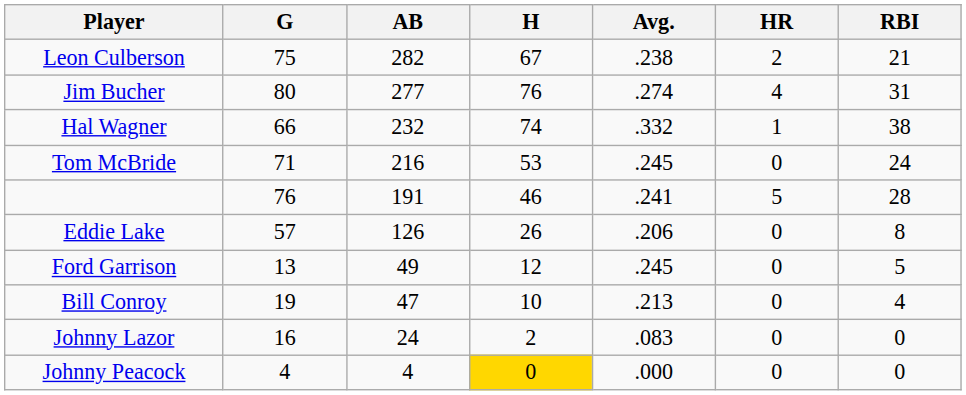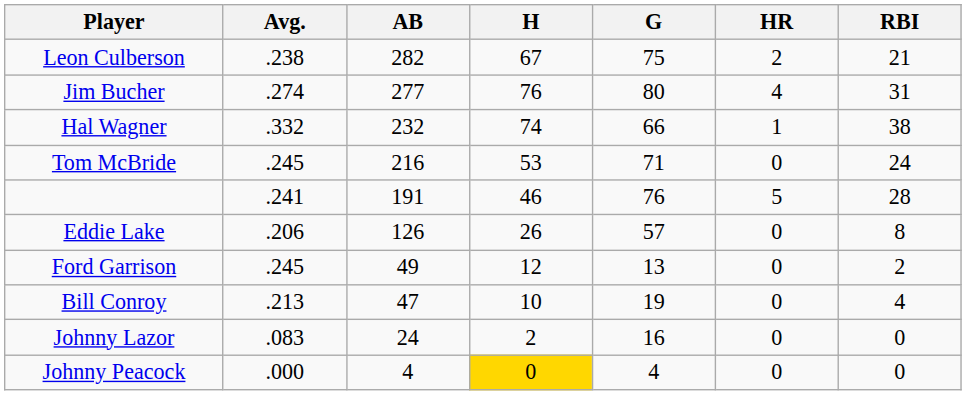columns swapped: (285, 22) <-> (654, 22)
(900, 267) 5 -> (900, 267) 2
